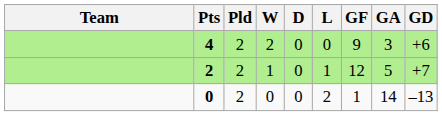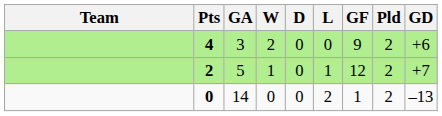columns swapped: (240, 17) <-> (388, 17)
